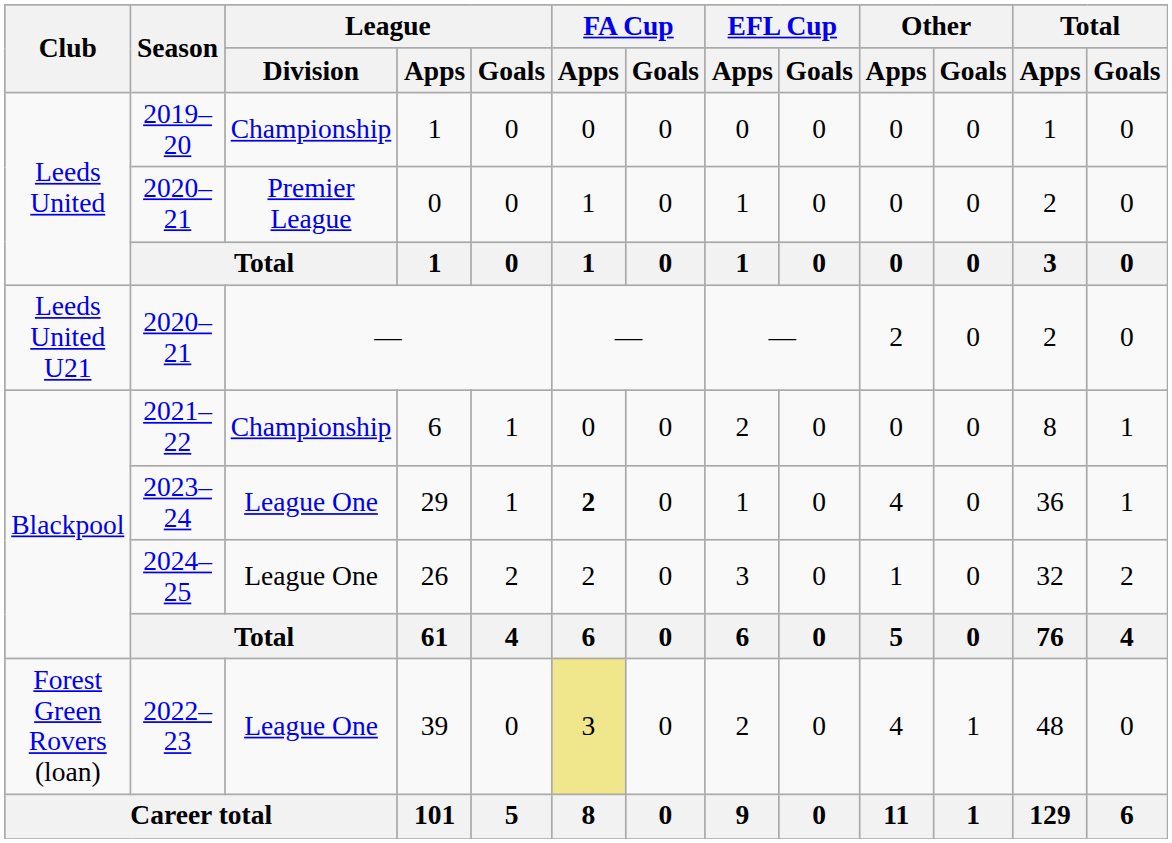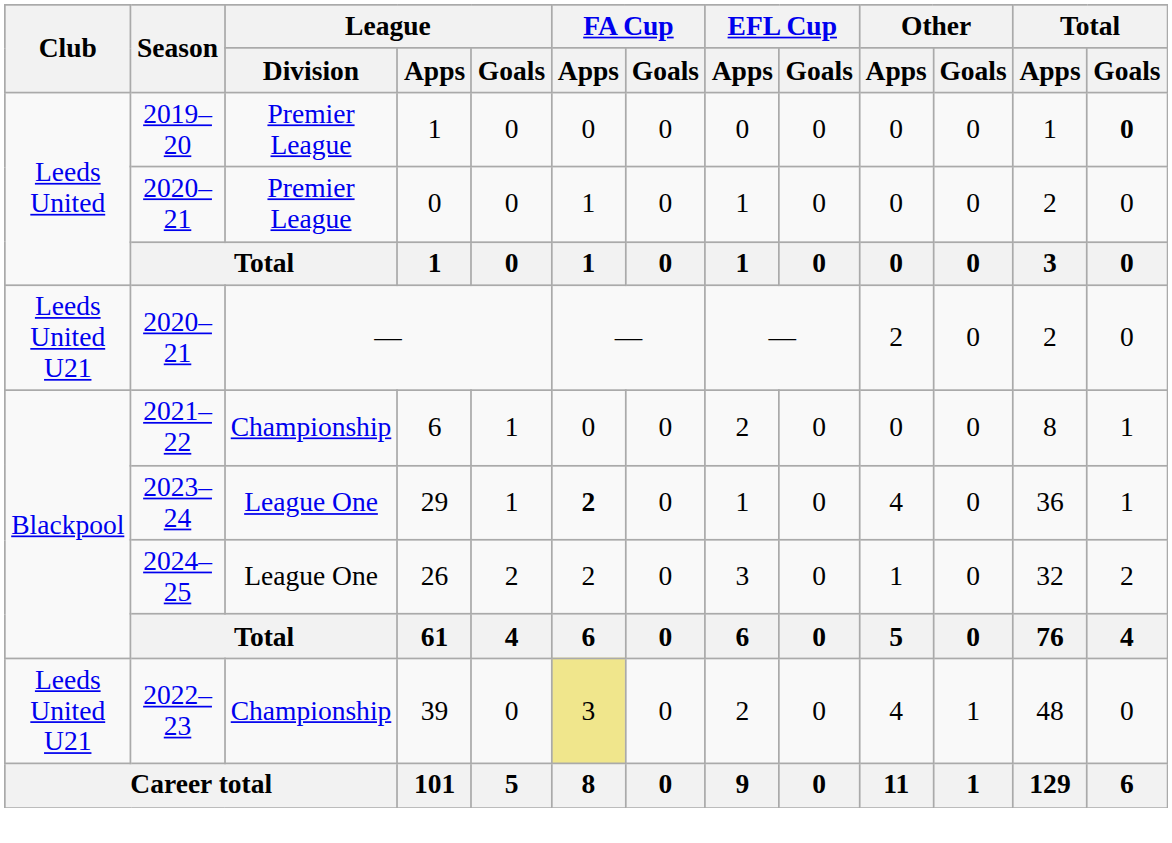(311, 129) Championship -> (311, 129) Premier League
(1127, 129) normal -> (1127, 129) bold
(68, 725) Forest Green Rovers (loan) -> (68, 710) Leeds United U21
(311, 725) League One -> (311, 710) Championship
